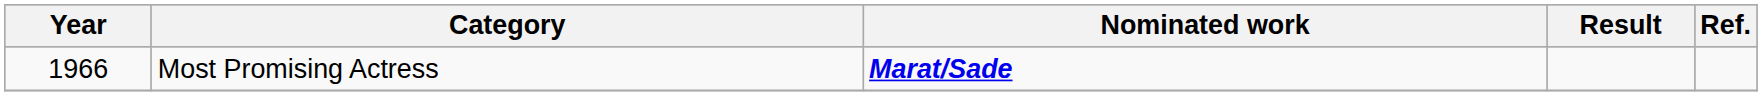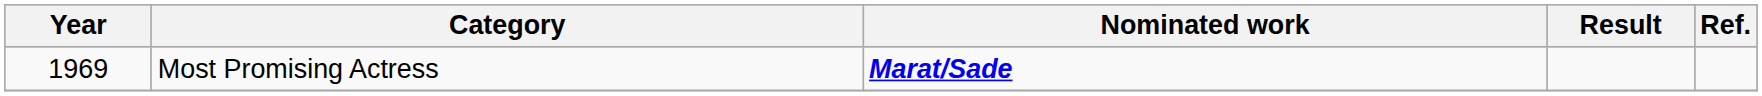(78, 68) 1966 -> (78, 68) 1969
